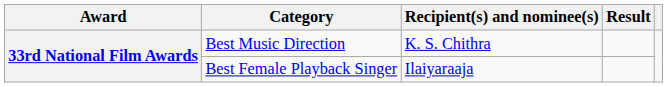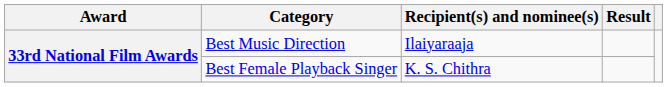(448, 43) K. S. Chithra -> (439, 43) Ilaiyaraaja
(439, 69) Ilaiyaraaja -> (448, 69) K. S. Chithra
